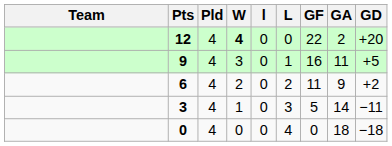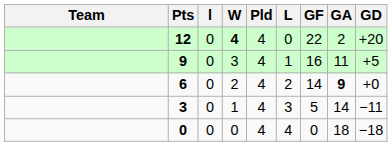columns swapped: (212, 15) <-> (264, 15)
(314, 84) 11 -> (314, 84) 14
(341, 84) normal -> (341, 84) bold
(371, 84) +2 -> (371, 84) +0
